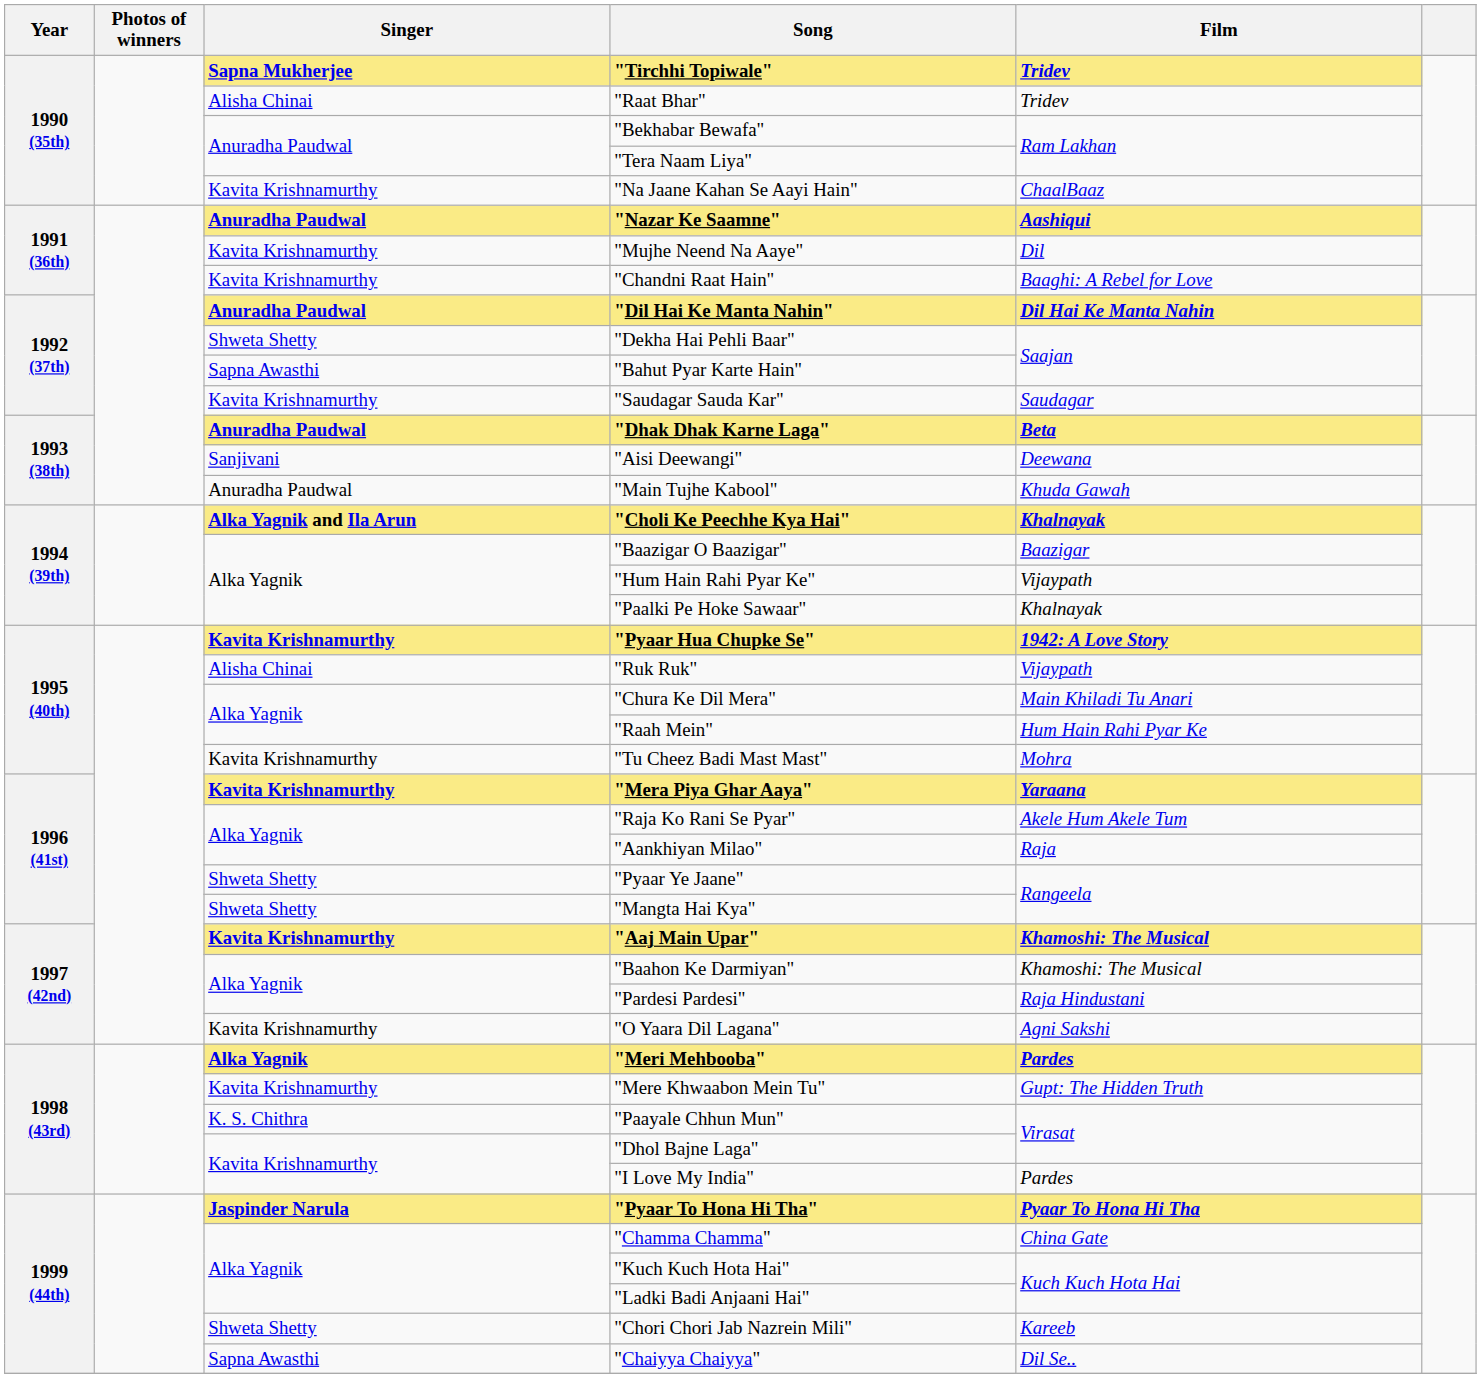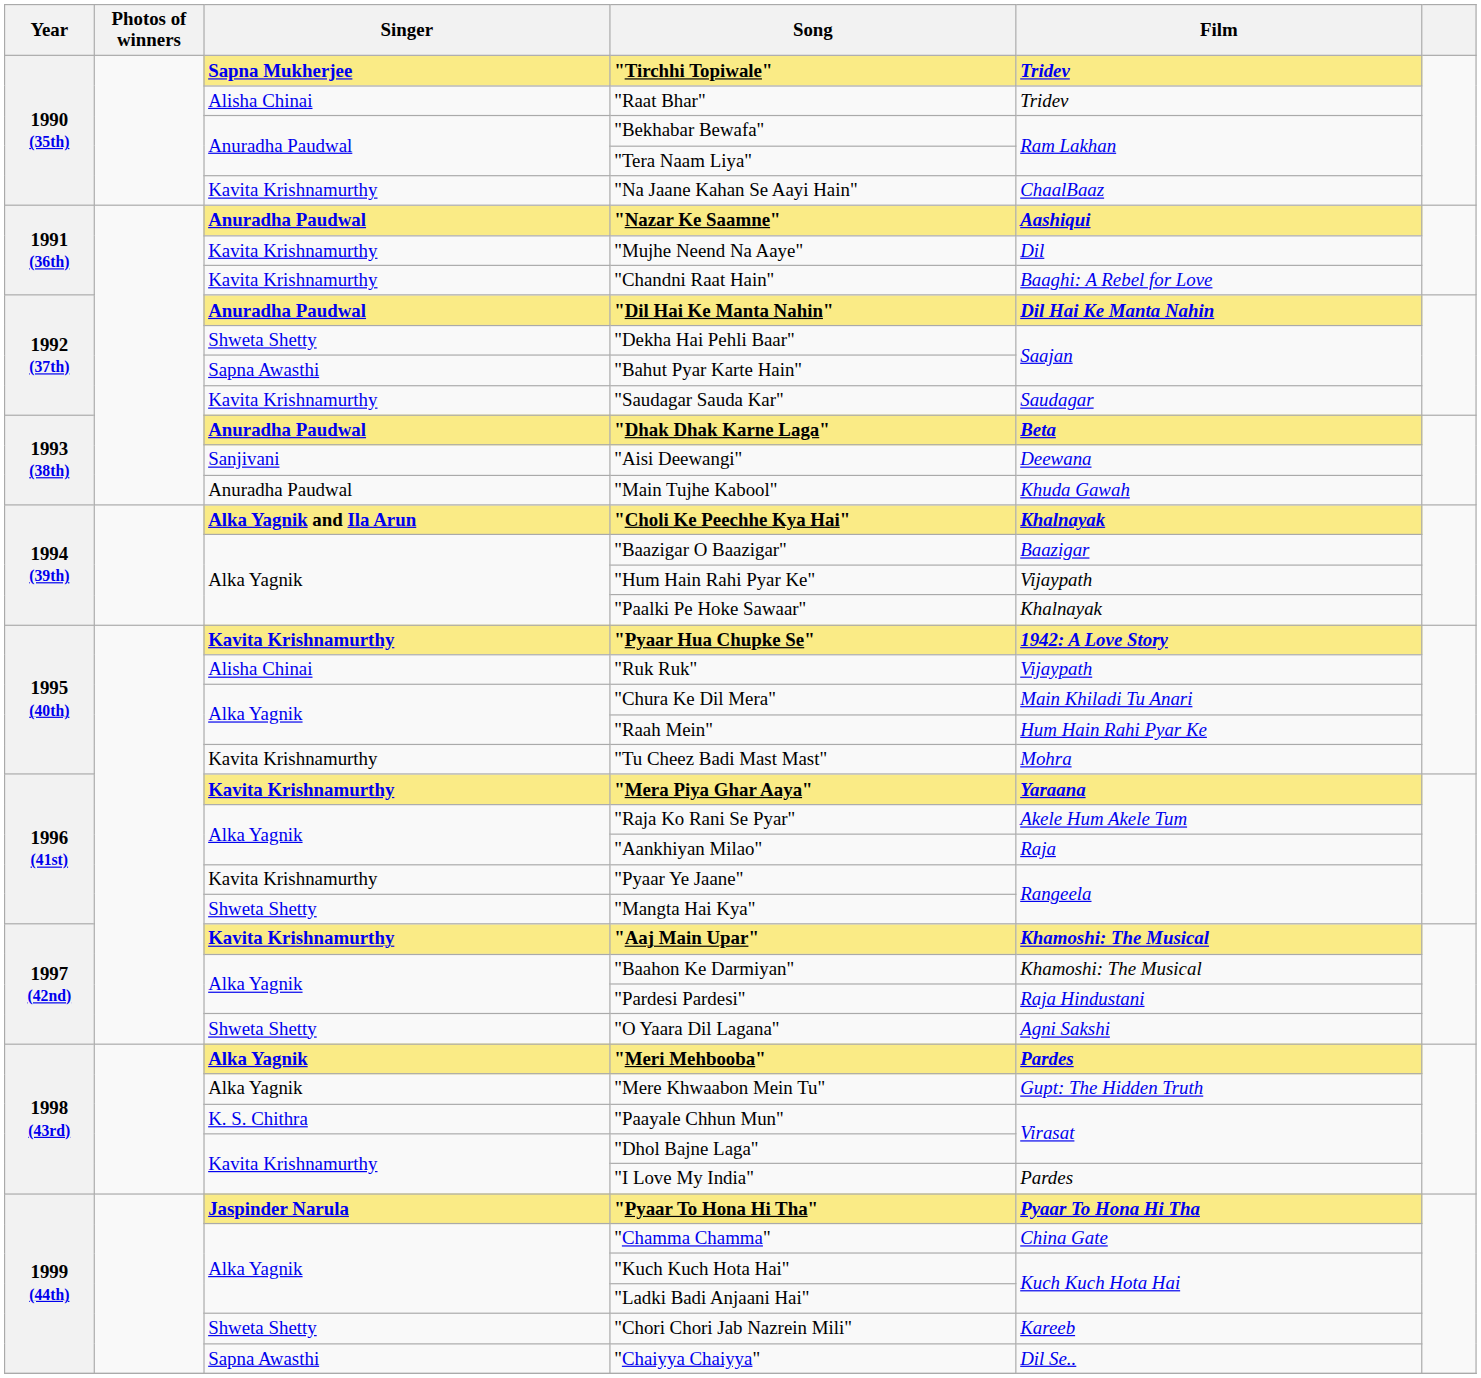(262, 879) Shweta Shetty -> (293, 879) Kavita Krishnamurthy
(293, 1028) Kavita Krishnamurthy -> (262, 1028) Shweta Shetty
(293, 1088) Kavita Krishnamurthy -> (255, 1088) Alka Yagnik
